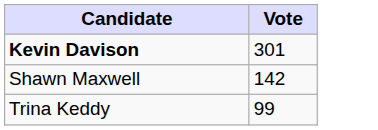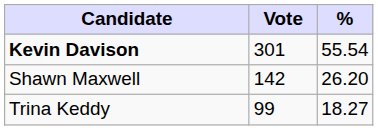+ column: (345, 19)
